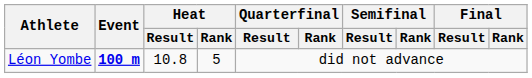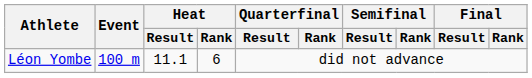(119, 60) bold -> (119, 60) normal
(170, 60) 10.8 -> (170, 60) 11.1
(216, 60) 5 -> (216, 60) 6
